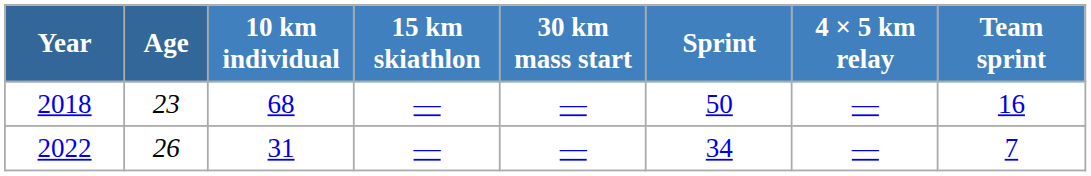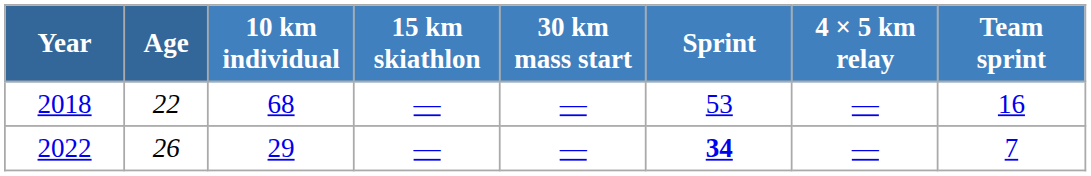(166, 103) 23 -> (166, 103) 22
(719, 103) 50 -> (719, 103) 53
(281, 148) 31 -> (281, 148) 29
(719, 148) normal -> (719, 148) bold
